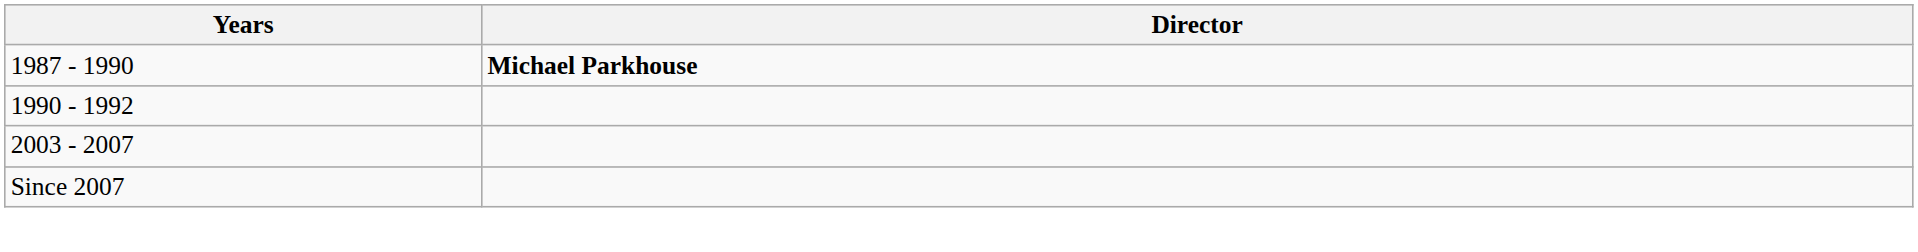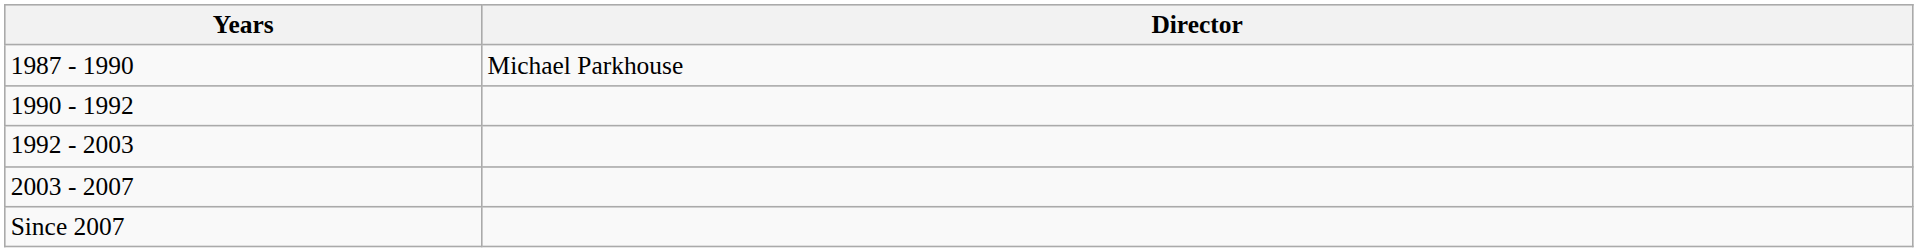(592, 65) bold -> (585, 65) normal
+ row: (72, 145)
